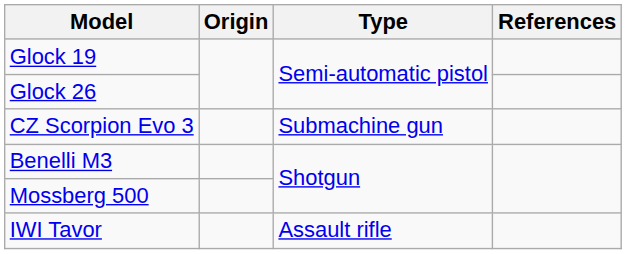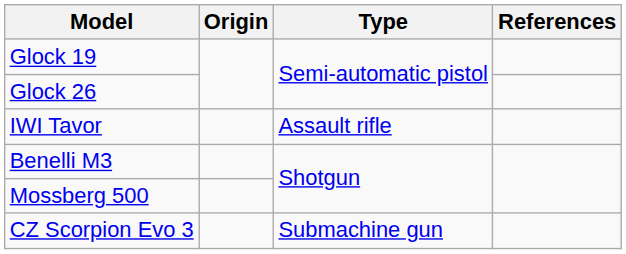rows swapped: (102, 126) <-> (56, 230)
